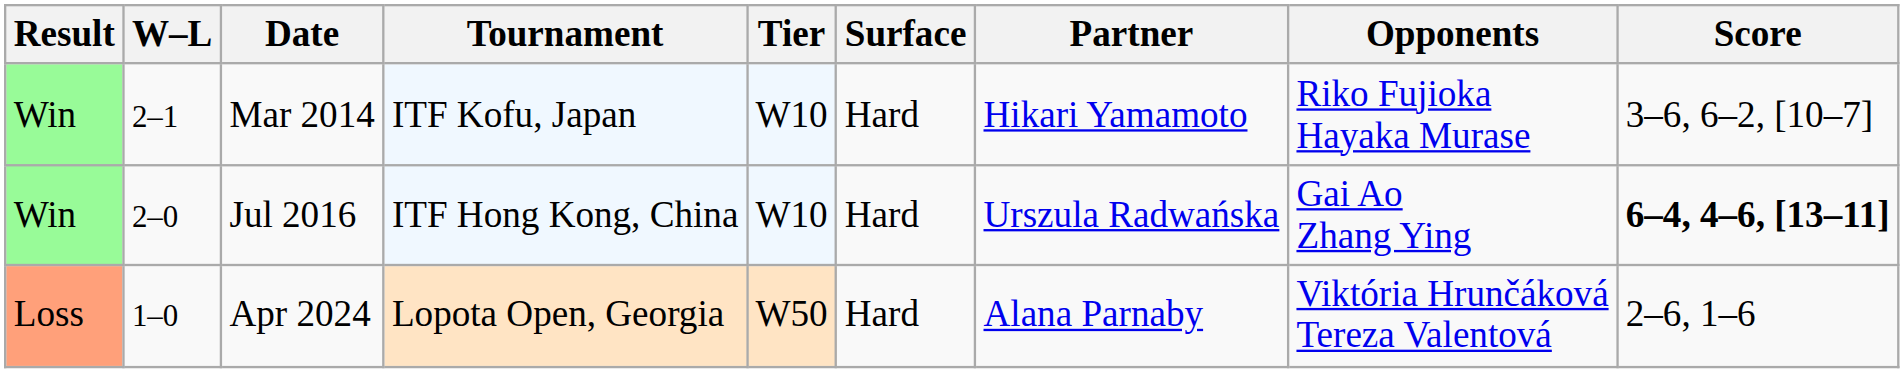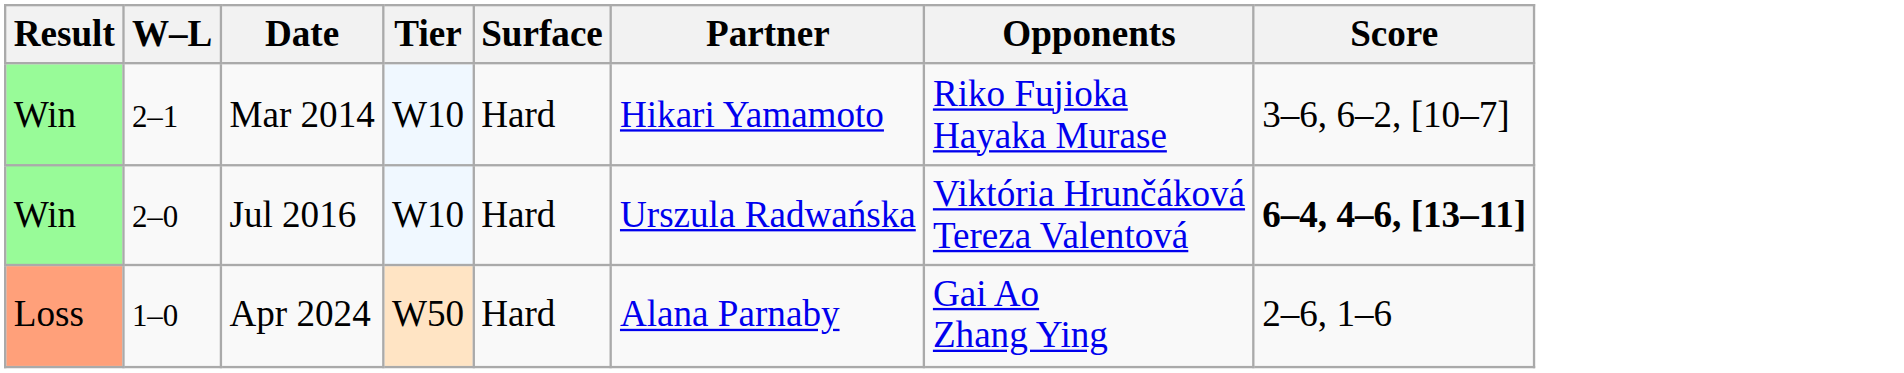- column: (565, 33)
(1384, 214) Gai Ao Zhang Ying -> (1089, 214) Viktória Hrunčáková Tereza Valentová
(1453, 314) Viktória Hrunčáková Tereza Valentová -> (1020, 314) Gai Ao Zhang Ying
